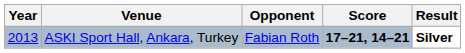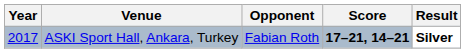(23, 37) 2013 -> (23, 37) 2017
